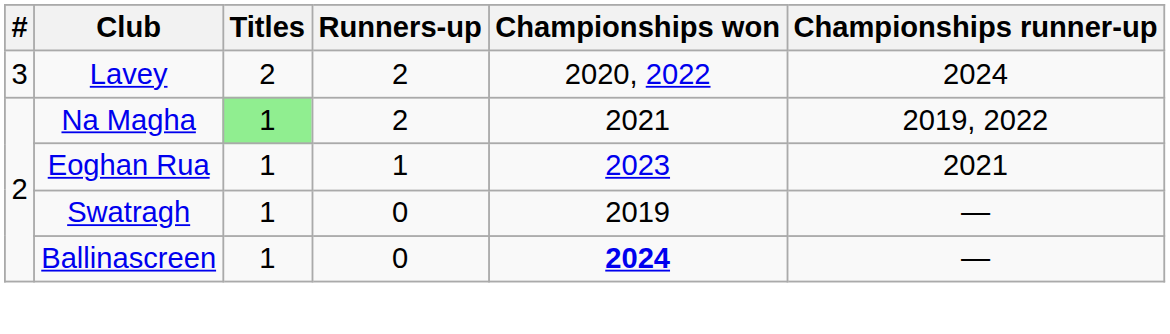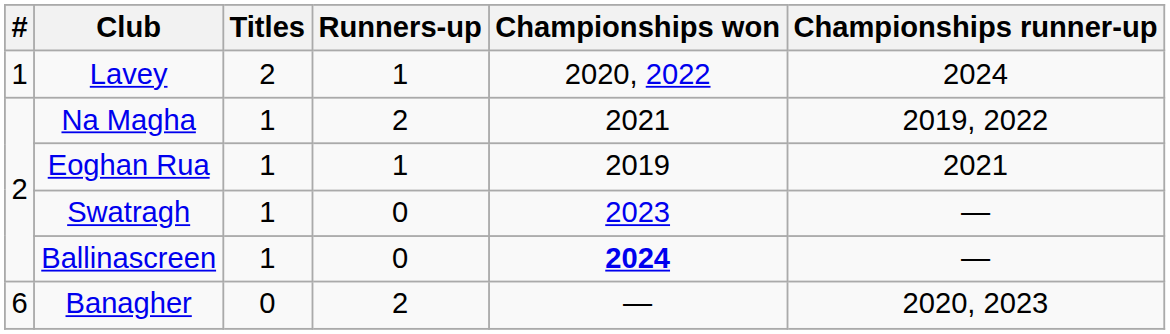(20, 73) 3 -> (20, 73) 1
(400, 73) 2 -> (400, 73) 1
(267, 119) lightgreen background -> (267, 119) no background
(638, 166) 2023 -> (638, 166) 2019
(638, 212) 2019 -> (638, 212) 2023
+ row: (129, 304)
